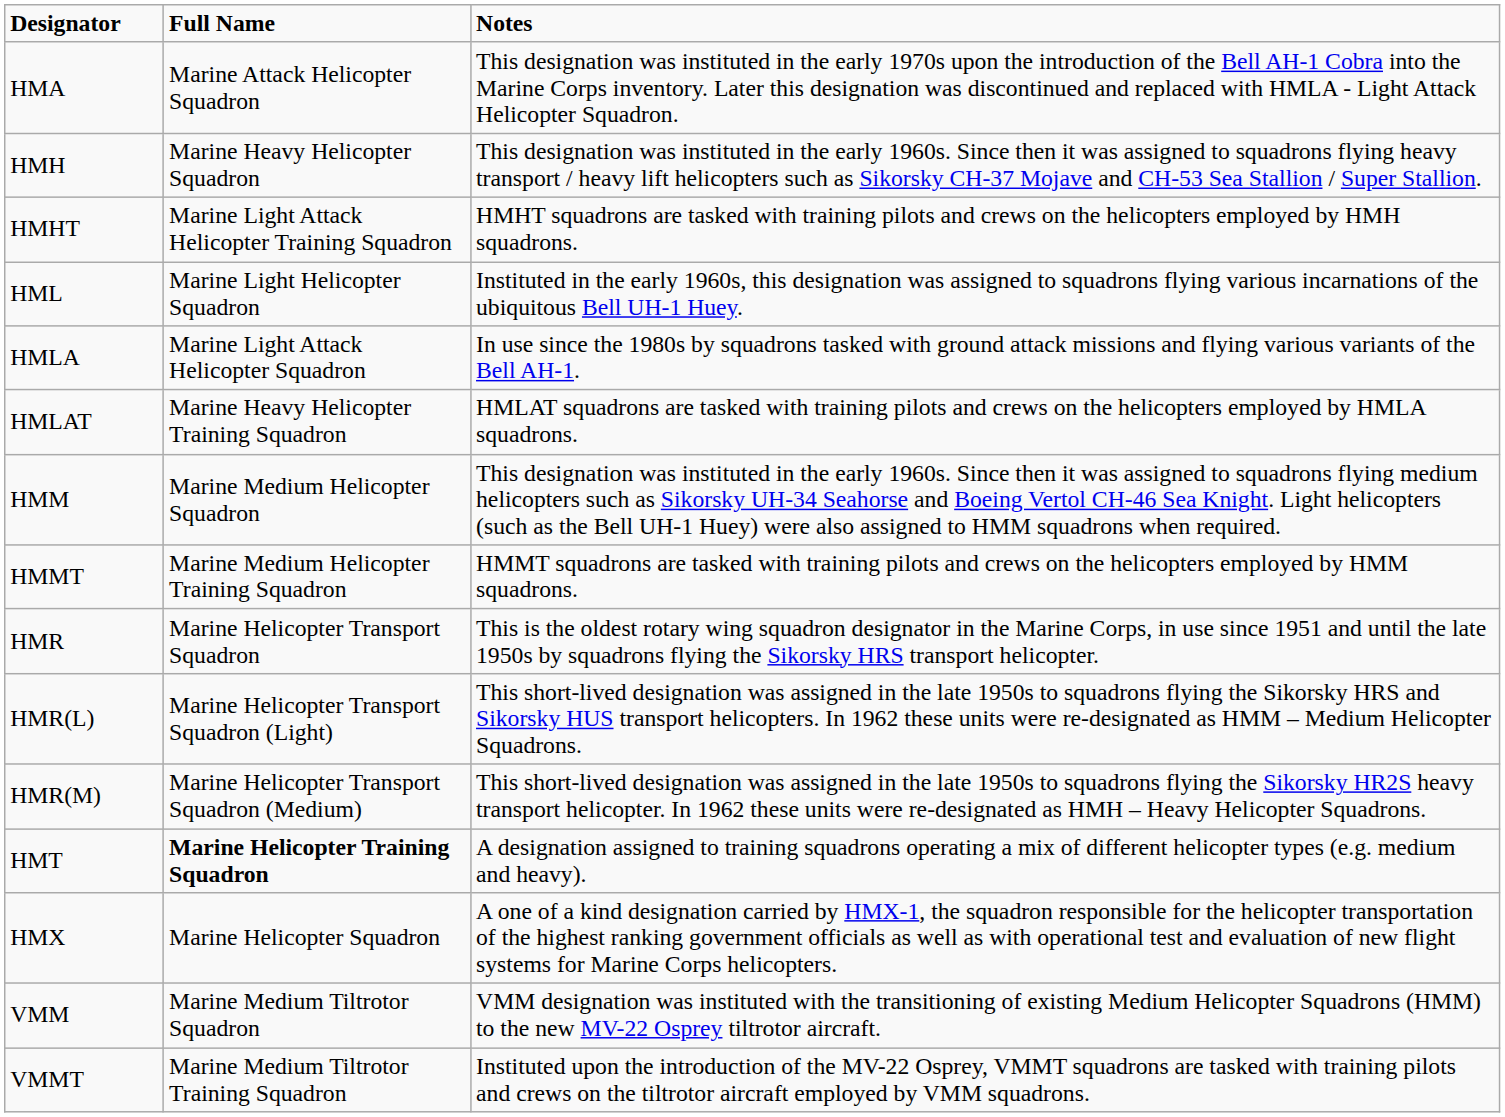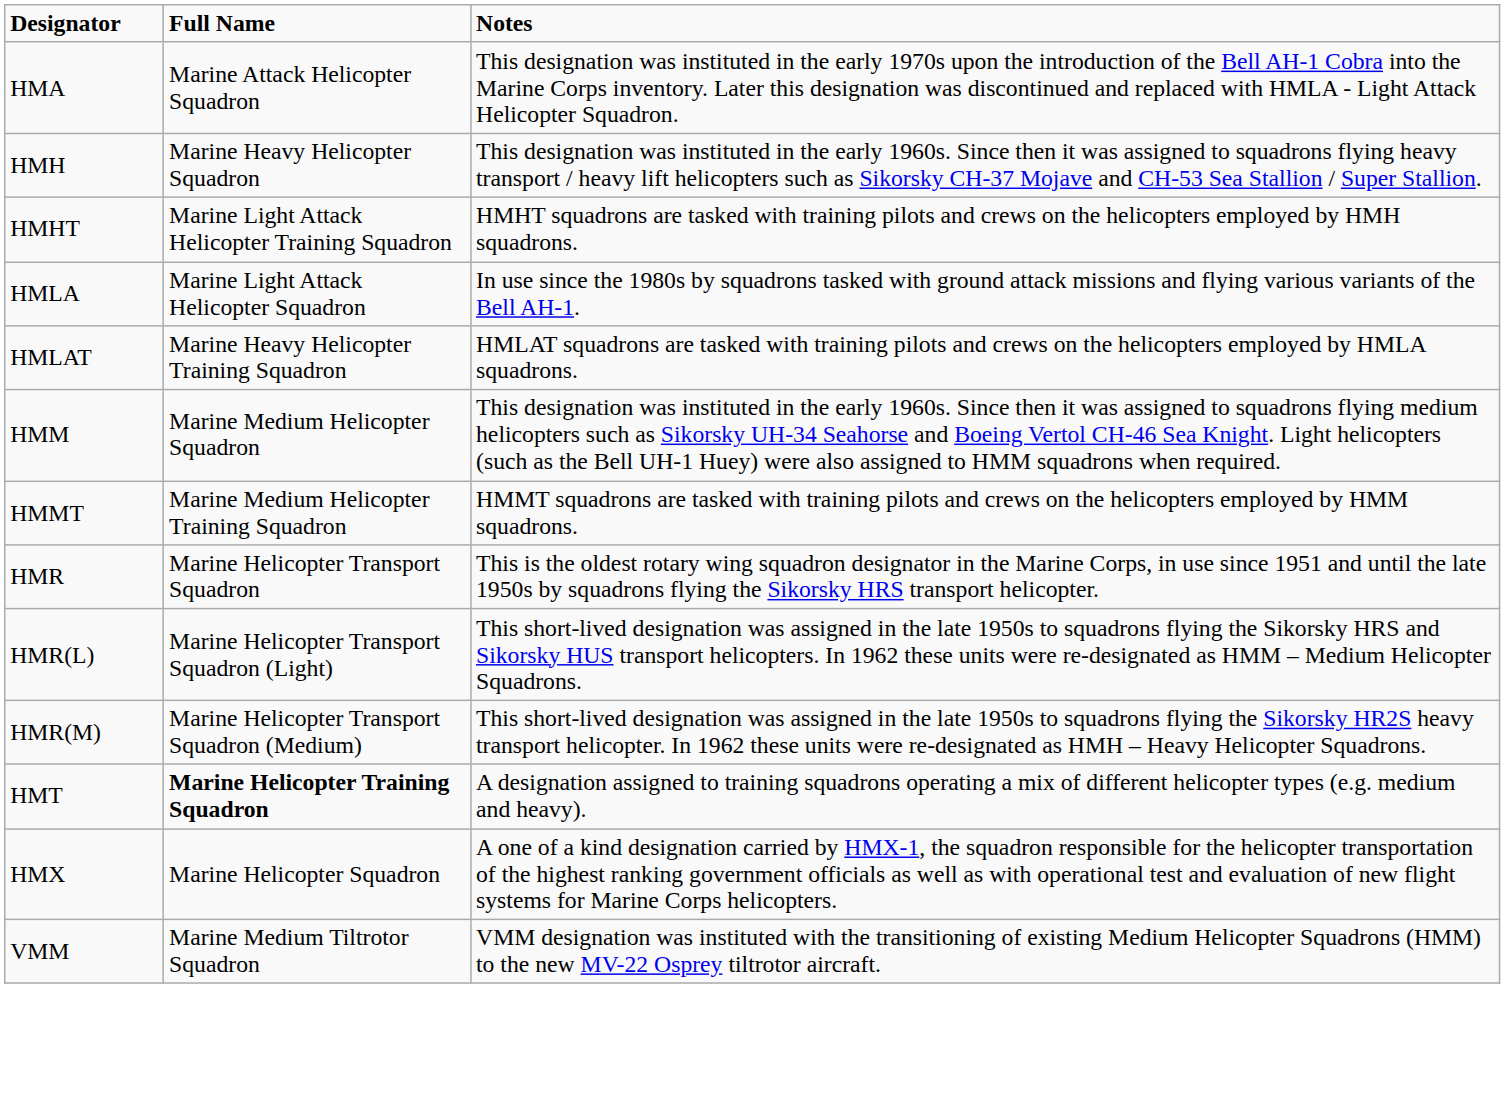- row: (37, 293)
- row: (47, 1079)
